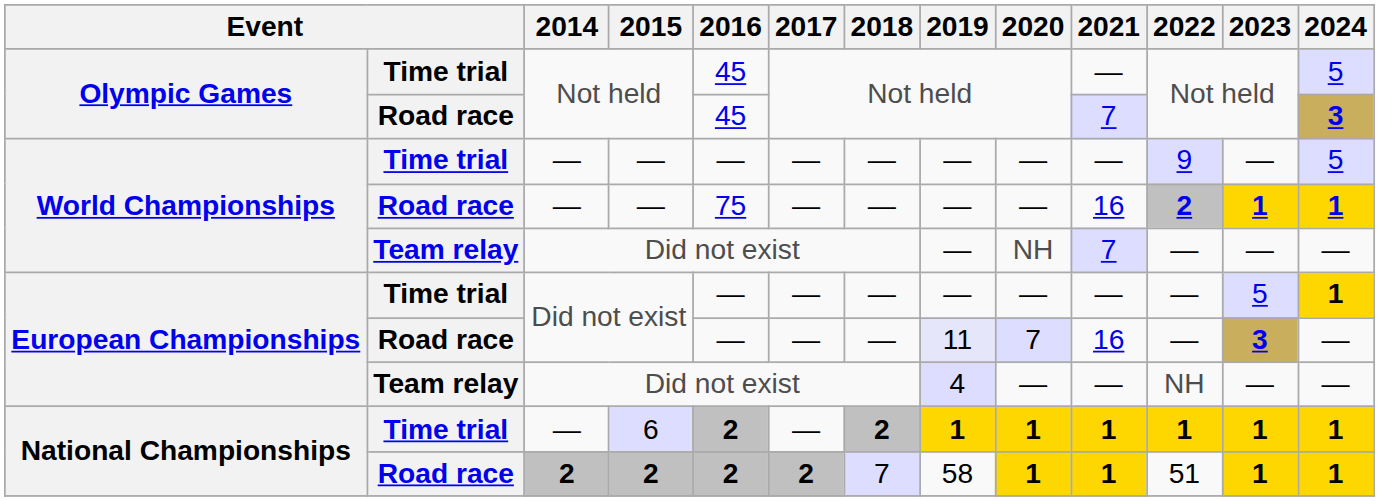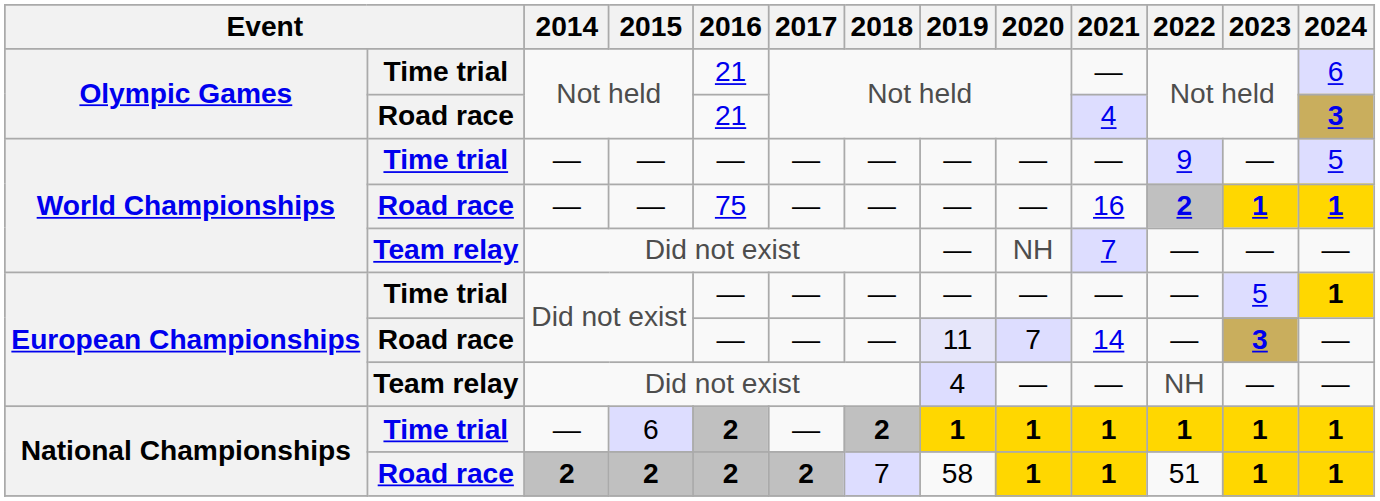(731, 71) 45 -> (731, 71) 21
(1336, 71) 5 -> (1336, 71) 6
(731, 116) 45 -> (731, 116) 21
(1109, 116) 7 -> (1109, 116) 4
(1109, 339) 16 -> (1109, 339) 14
